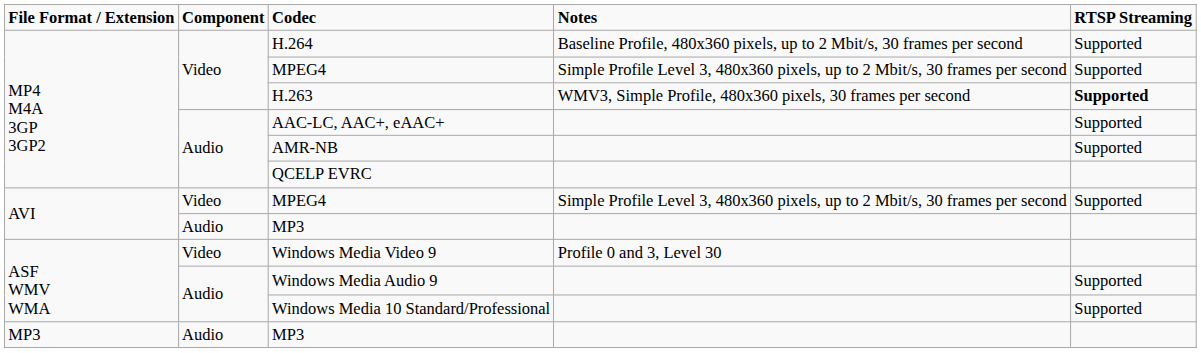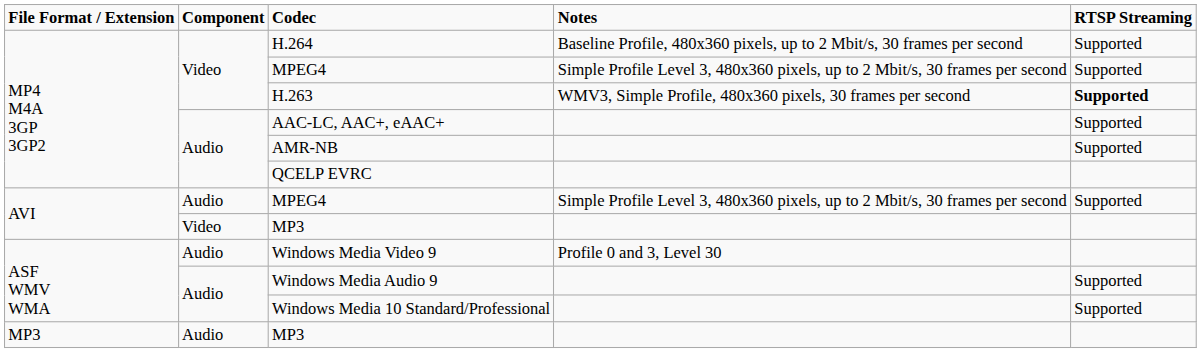(202, 200) Video -> (203, 200) Audio
(203, 226) Audio -> (202, 226) Video
(202, 252) Video -> (203, 252) Audio
